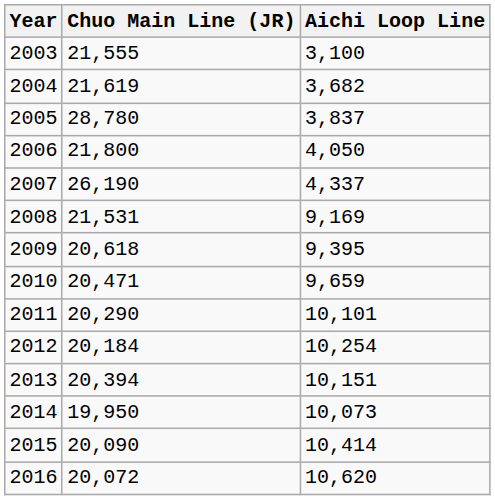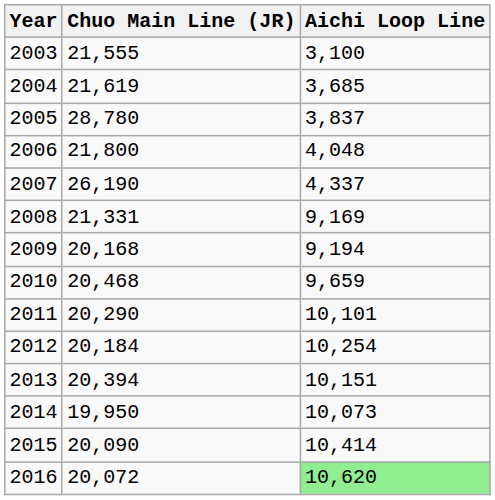(335, 86) 3,682 -> (335, 86) 3,685
(335, 152) 4,050 -> (335, 152) 4,048
(103, 217) 21,531 -> (103, 217) 21,331
(103, 249) 20,618 -> (103, 249) 20,168
(335, 249) 9,395 -> (335, 249) 9,194
(103, 282) 20,471 -> (103, 282) 20,468
(341, 478) no background -> (341, 478) lightgreen background
